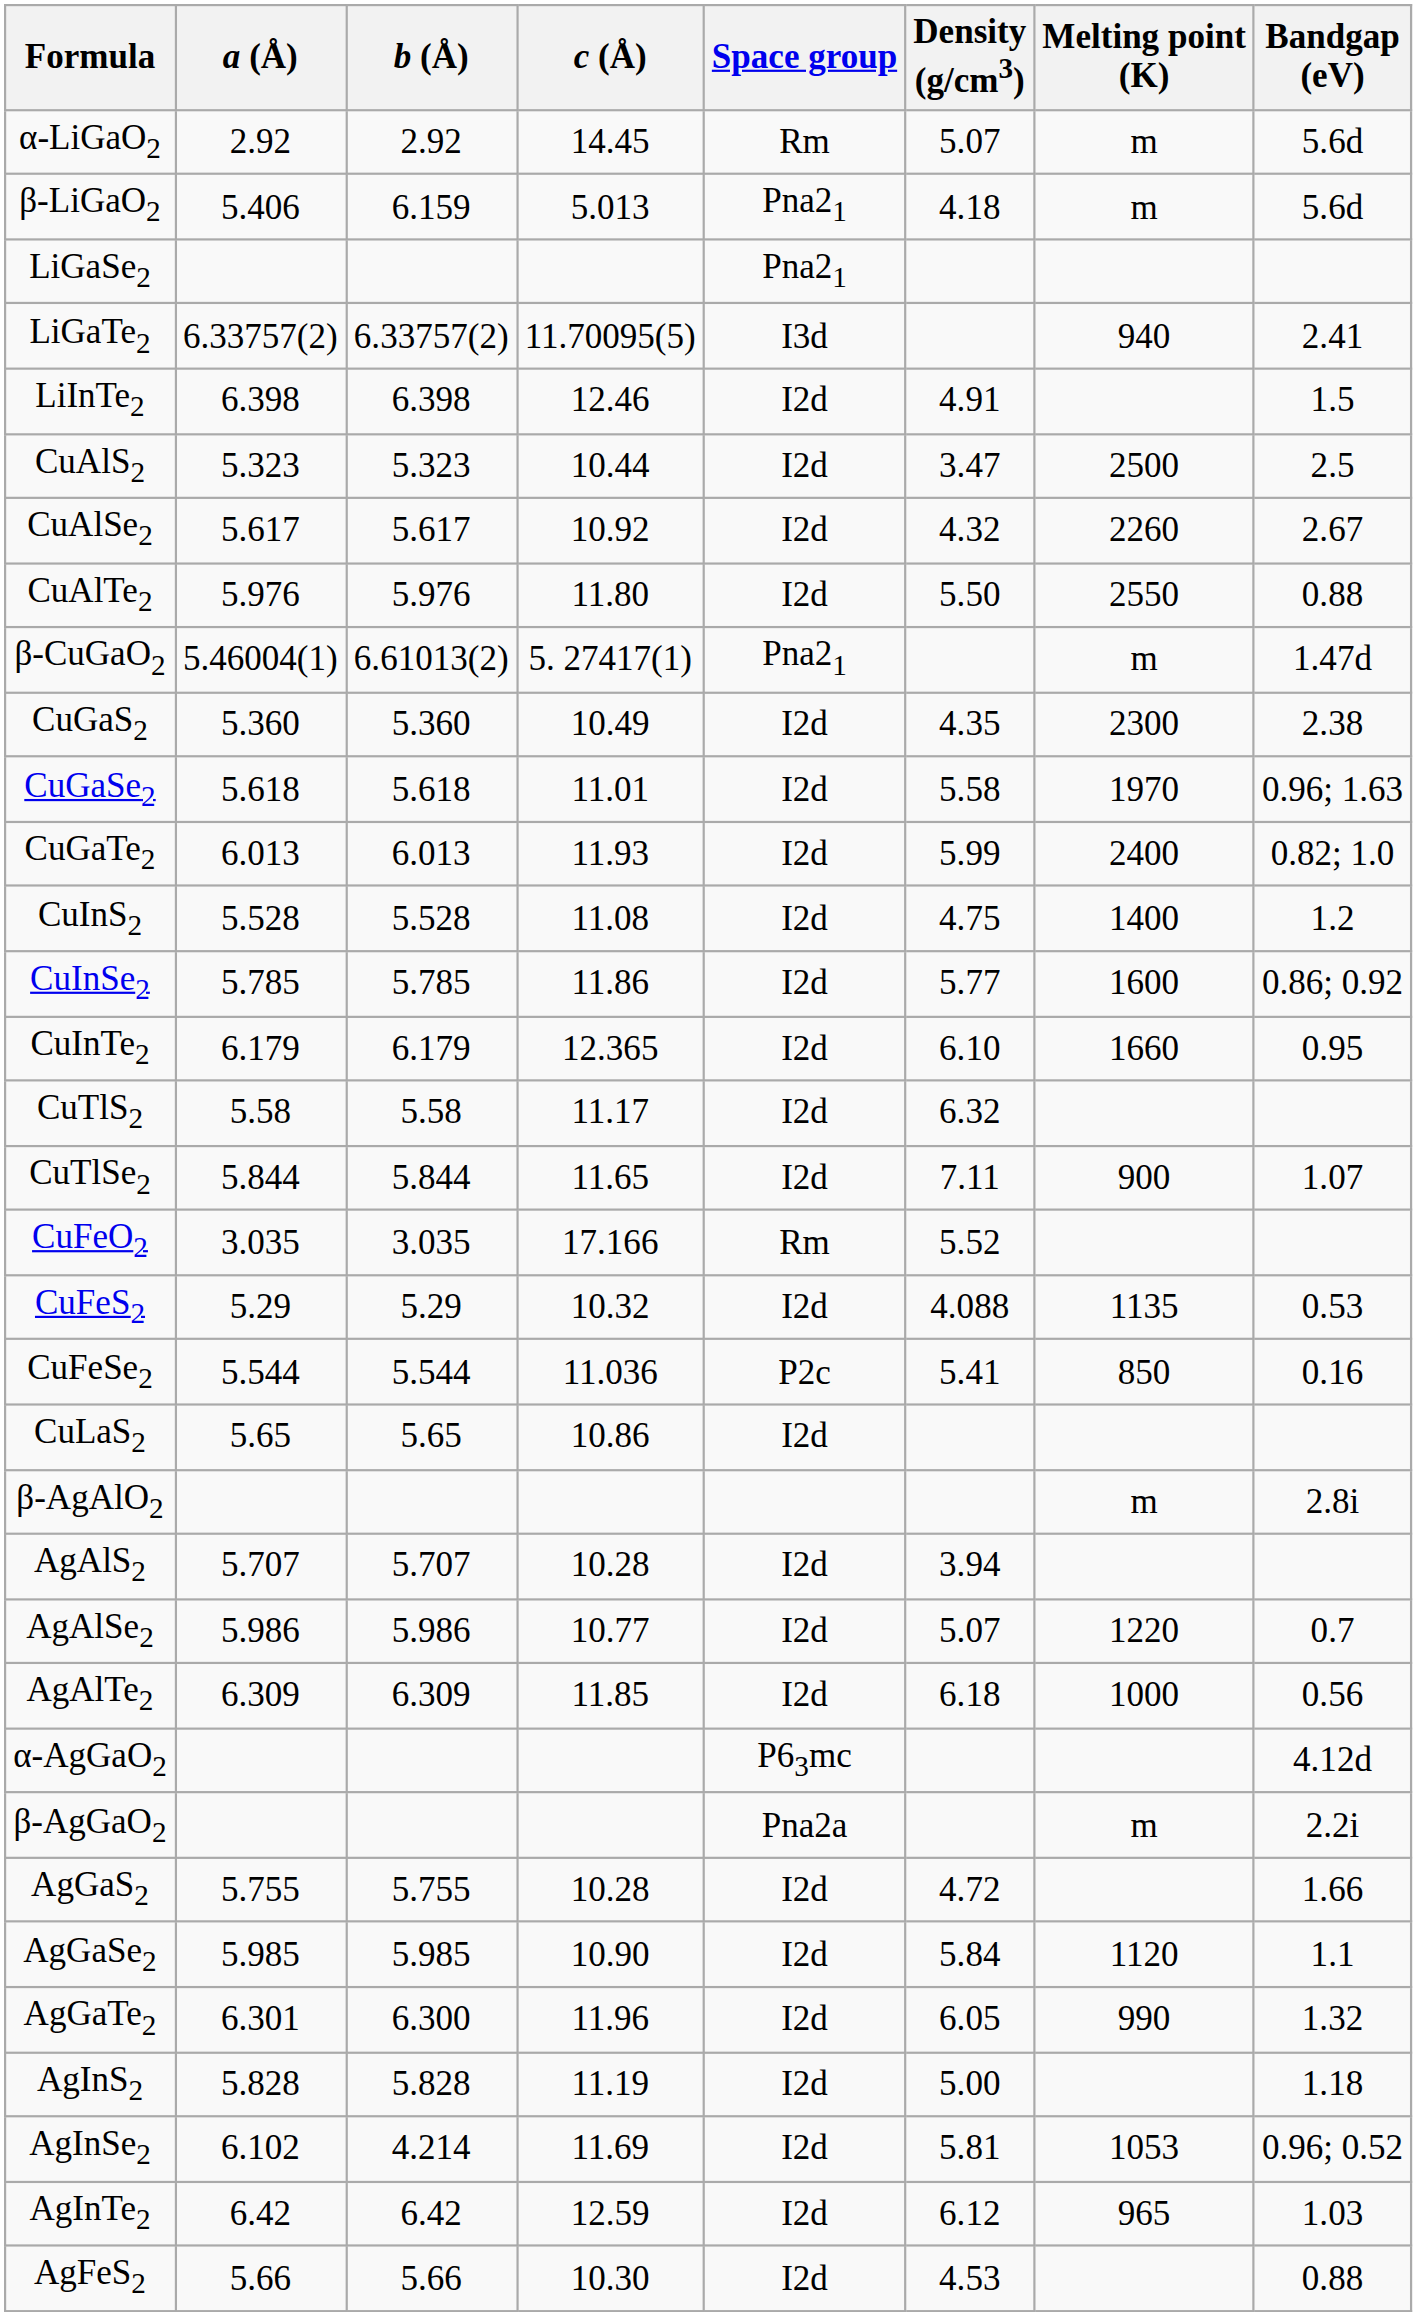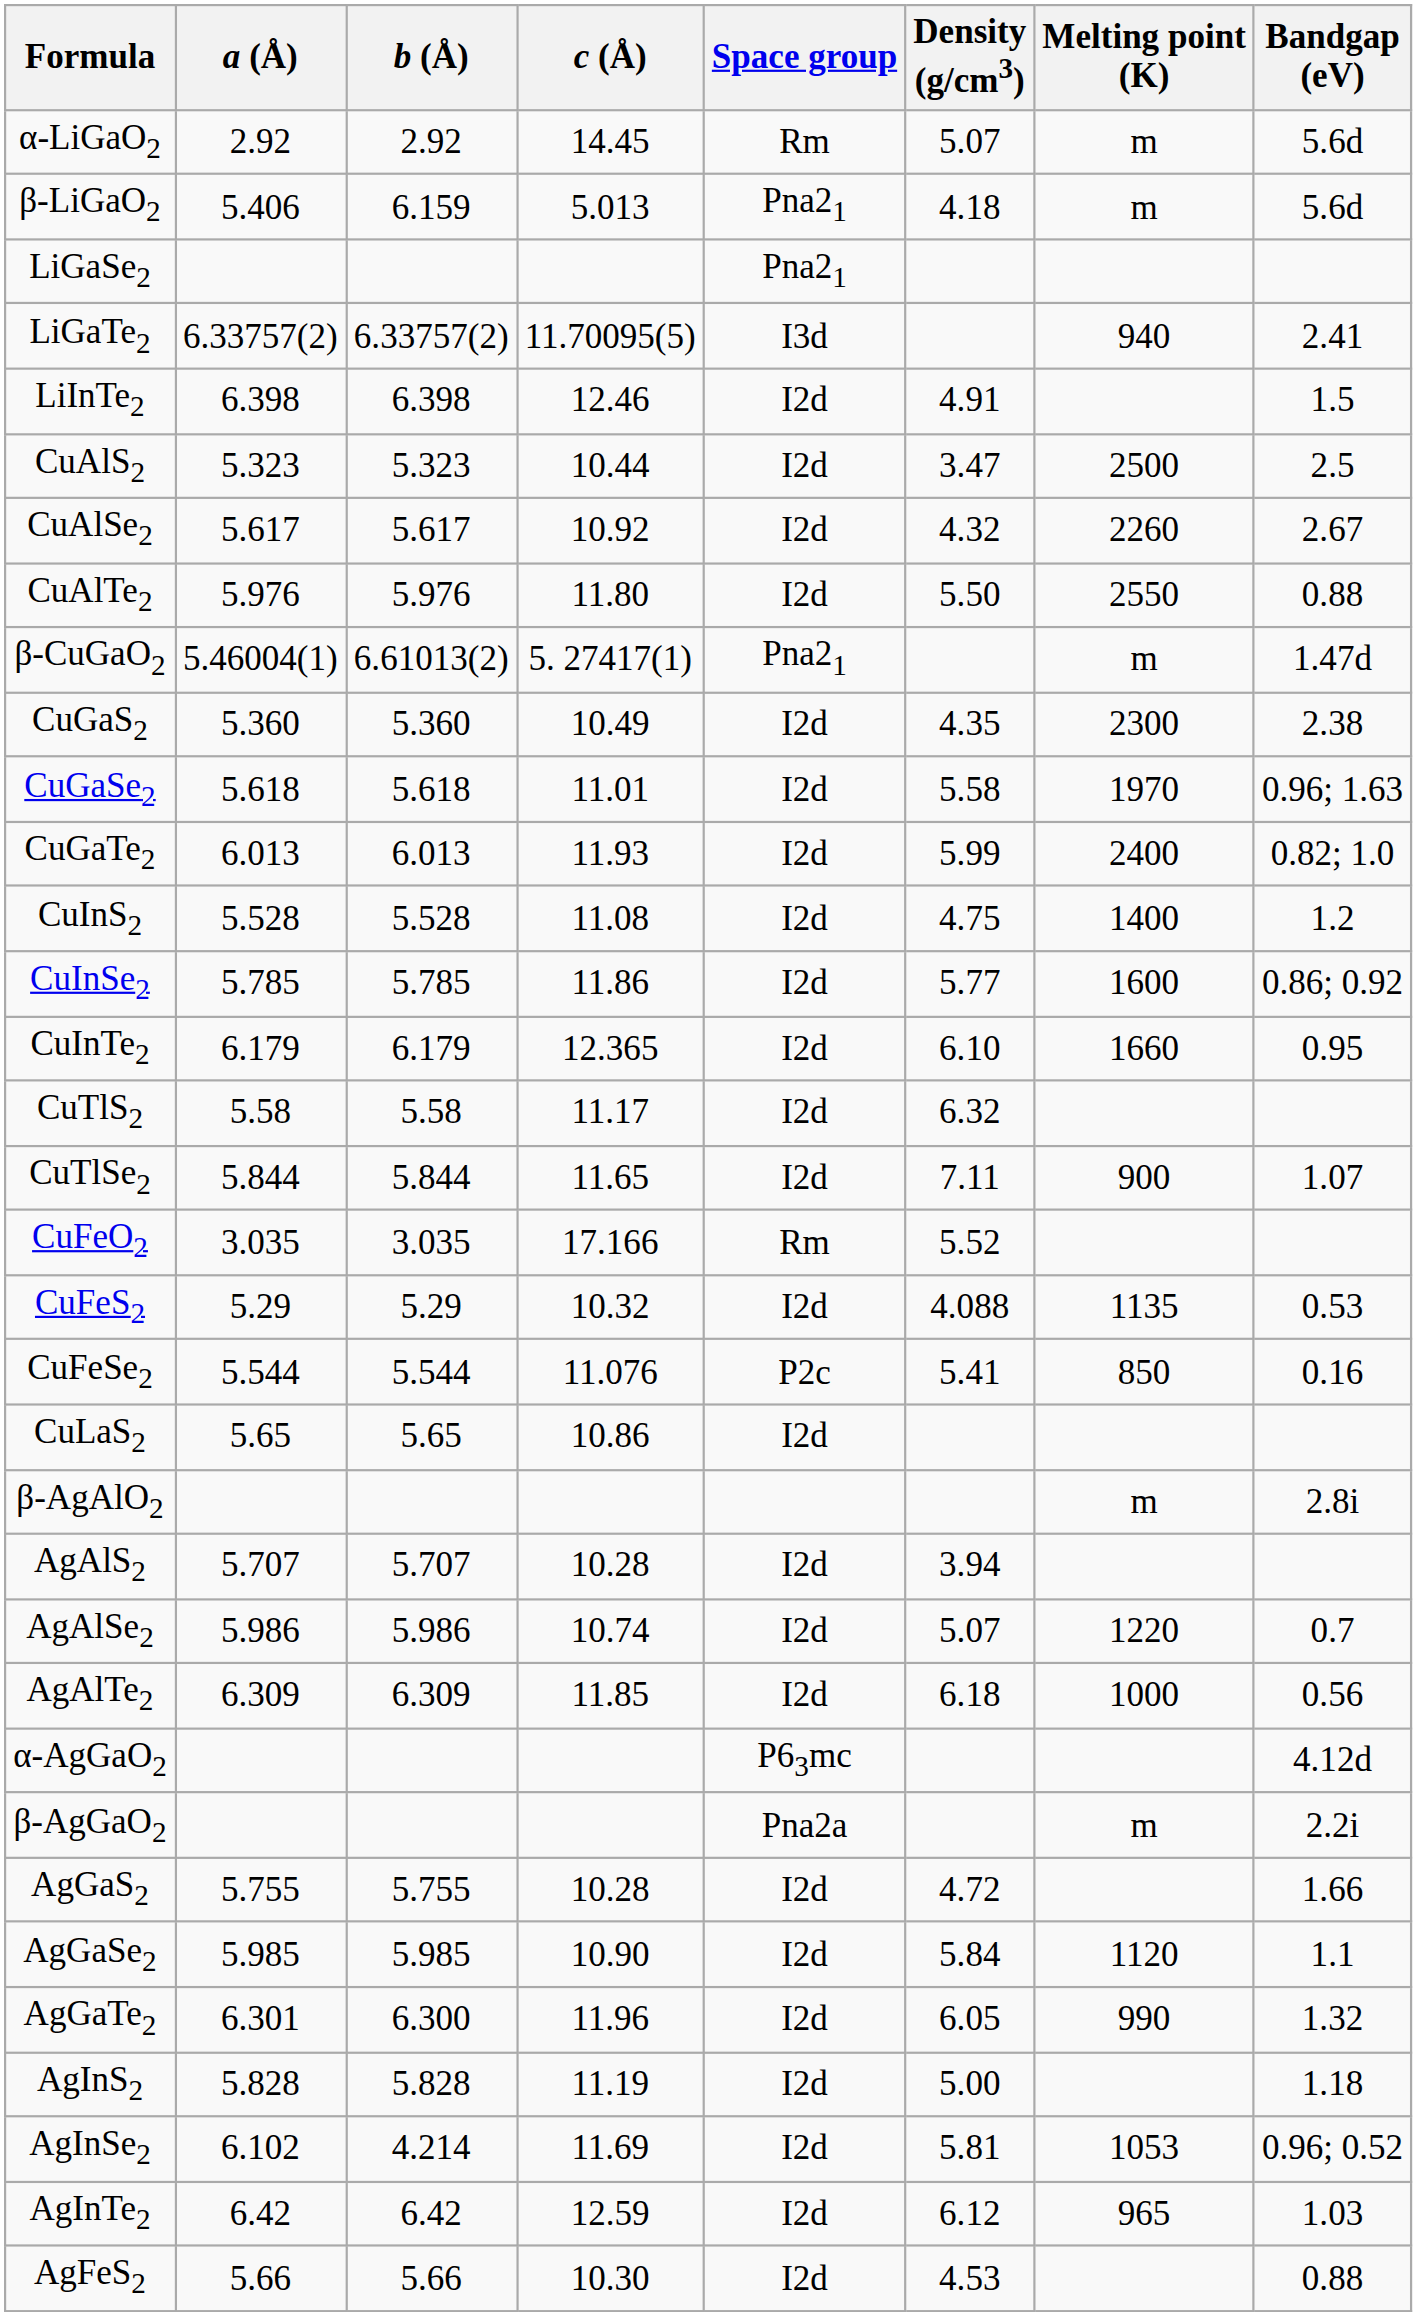(610, 1371) 11.036 -> (610, 1371) 11.076
(610, 1630) 10.77 -> (610, 1630) 10.74
